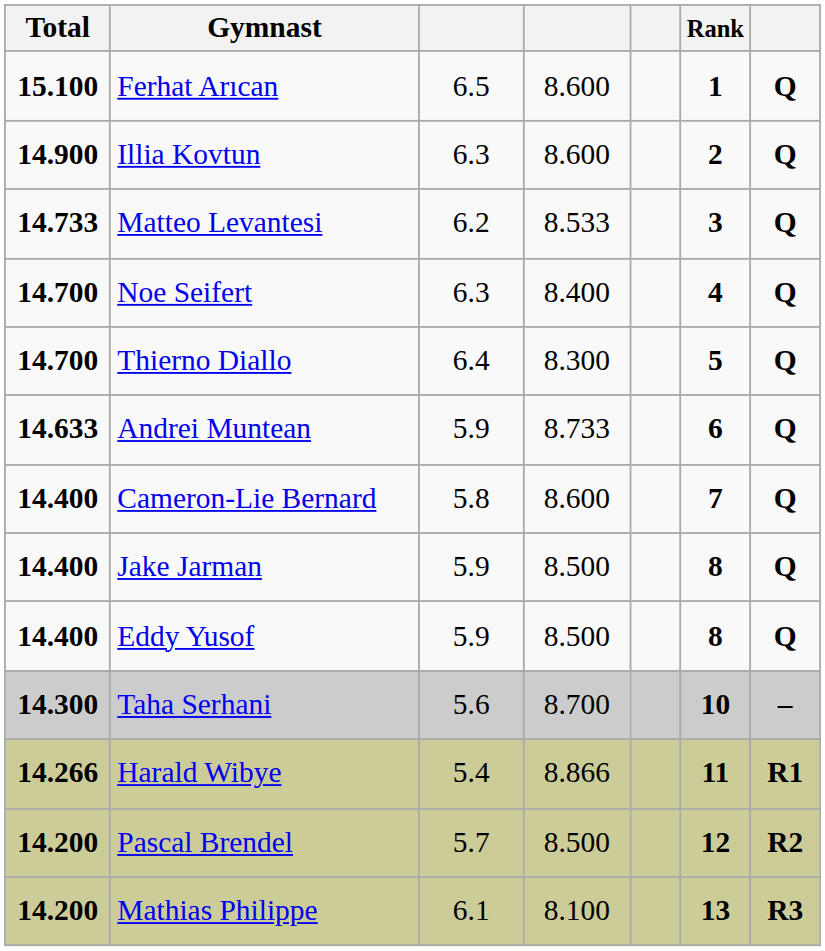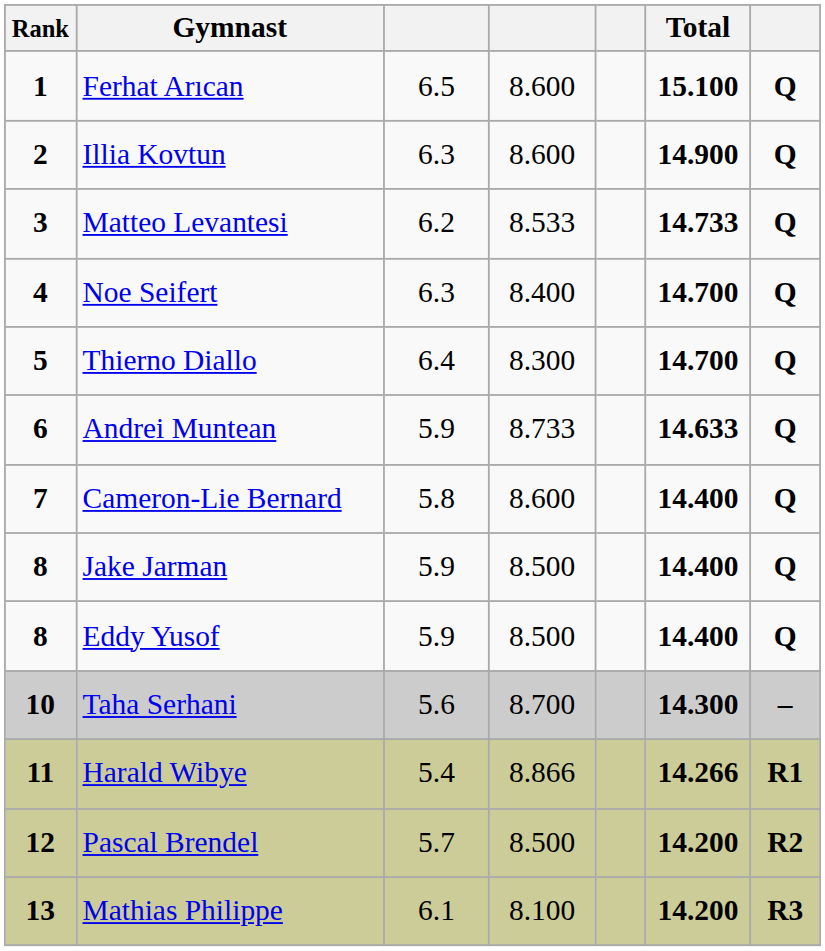columns swapped: (715, 29) <-> (58, 27)
